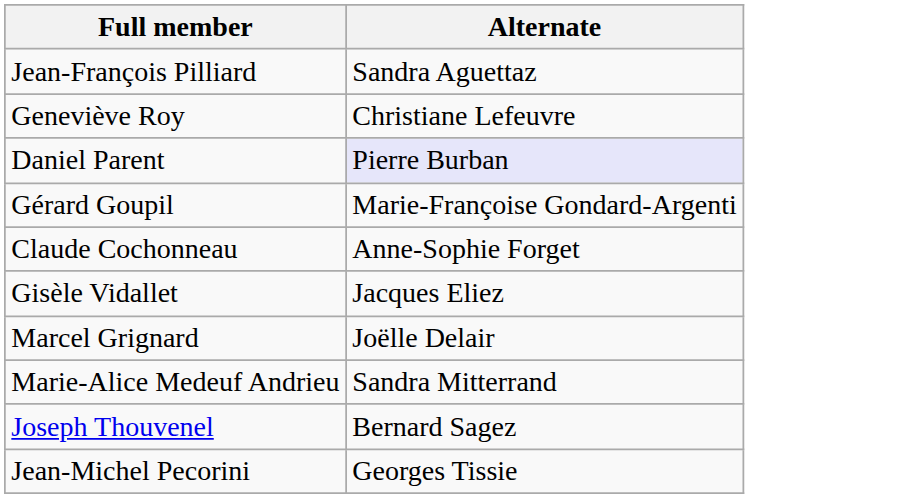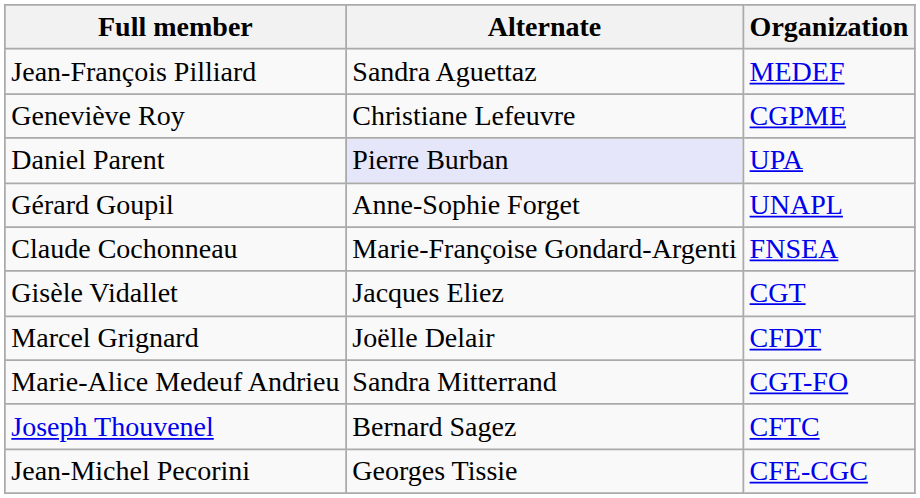+ column: (829, 26)
(545, 204) Marie-Françoise Gondard-Argenti -> (466, 204) Anne-Sophie Forget
(466, 248) Anne-Sophie Forget -> (545, 248) Marie-Françoise Gondard-Argenti
